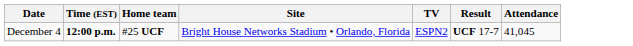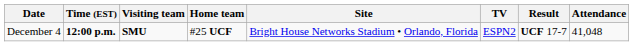+ column: (153, 13)
(519, 32) 41,045 -> (587, 32) 41,048
